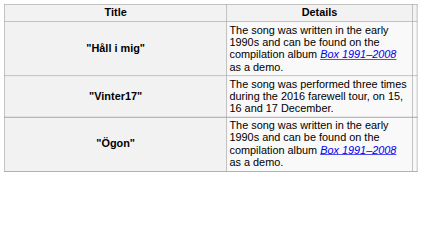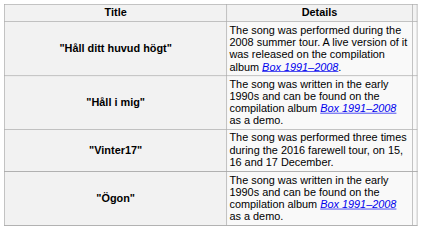+ row: (116, 48)
